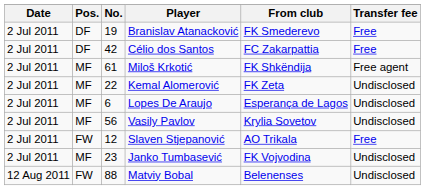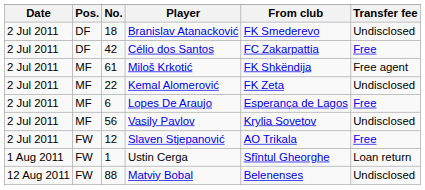(111, 31) 19 -> (111, 31) 18
(365, 31) Free -> (384, 31) Undisclosed
(384, 103) Undisclosed -> (365, 103) Free
- row: (175, 157)
+ row: (158, 157)
